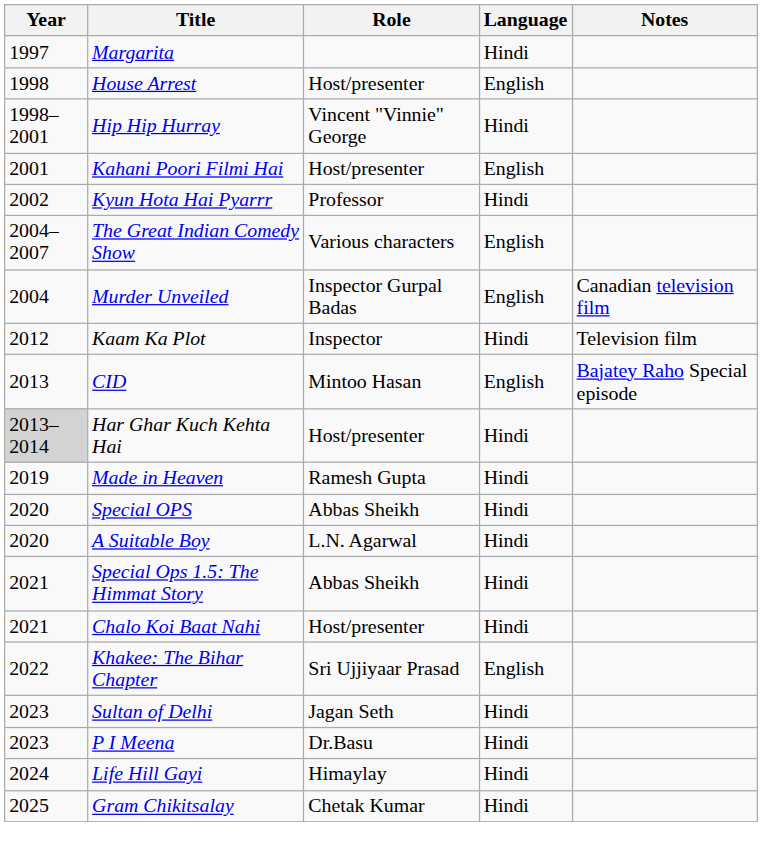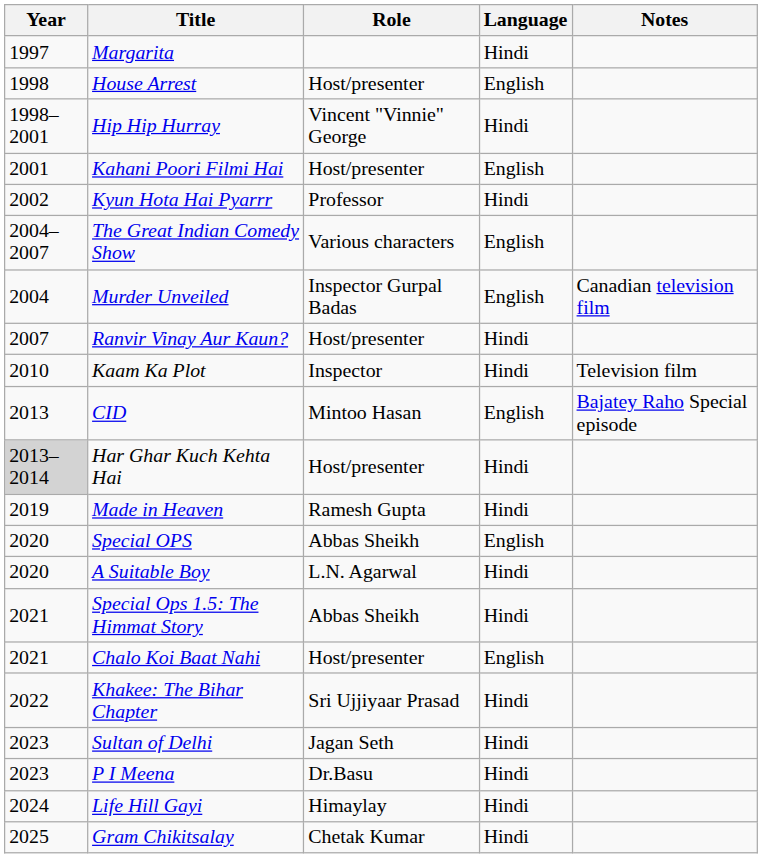+ row: (190, 338)
(29, 338) 2012 -> (29, 370) 2010
(506, 509) Hindi -> (514, 540) English
(506, 626) Hindi -> (514, 657) English
(514, 668) English -> (506, 700) Hindi
